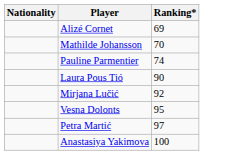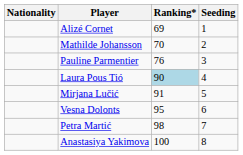+ column: (218, 12)
(159, 61) 74 -> (159, 61) 76
(159, 77) no background -> (159, 77) lightblue background
(159, 93) 92 -> (159, 93) 91
(159, 126) 97 -> (159, 126) 98
